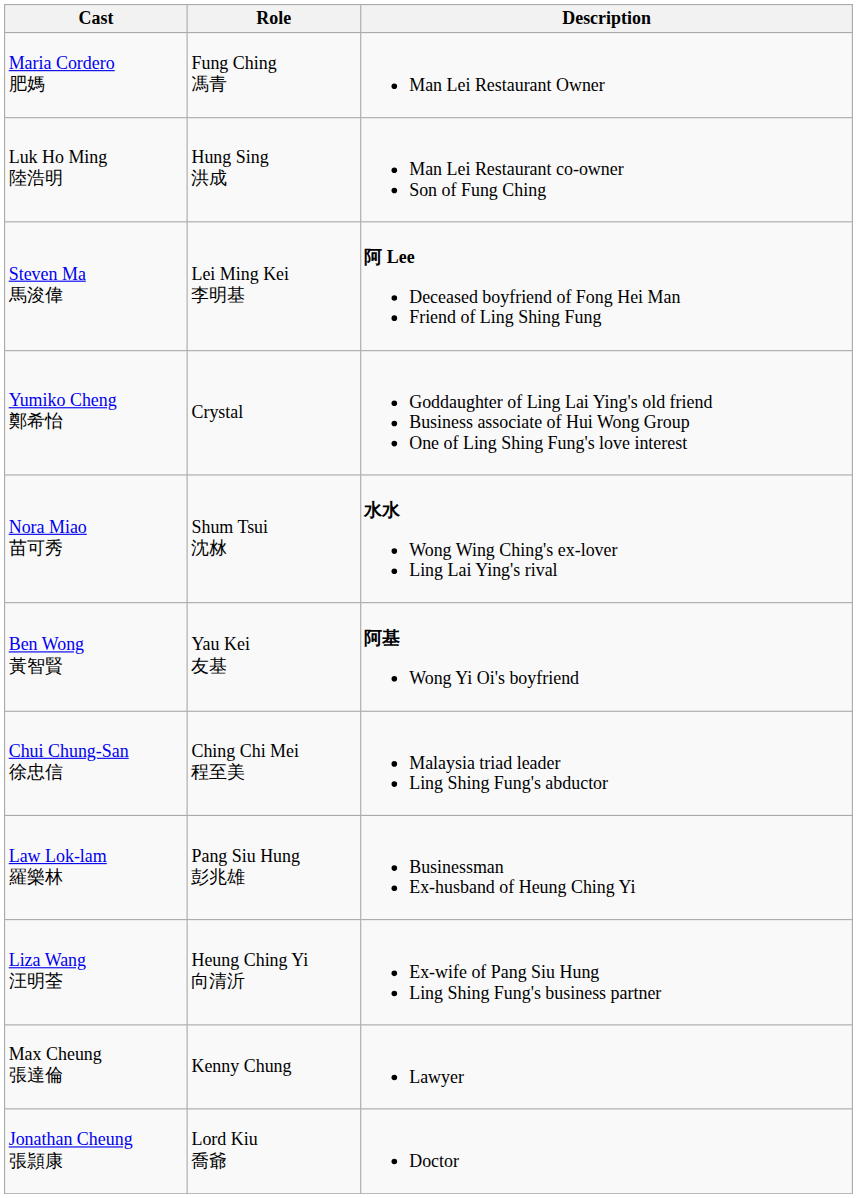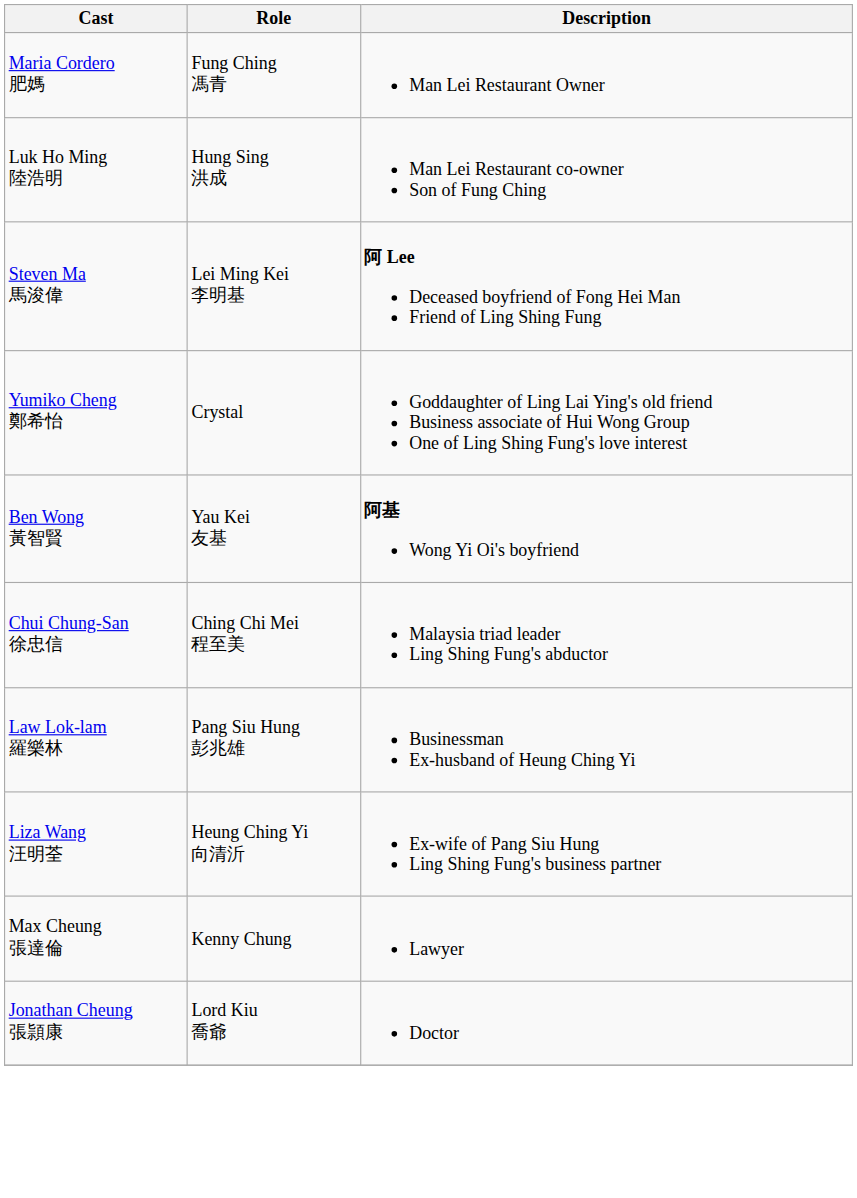- row: (48, 537)
